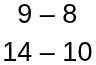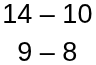rows swapped: (47, 51) <-> (47, 14)
